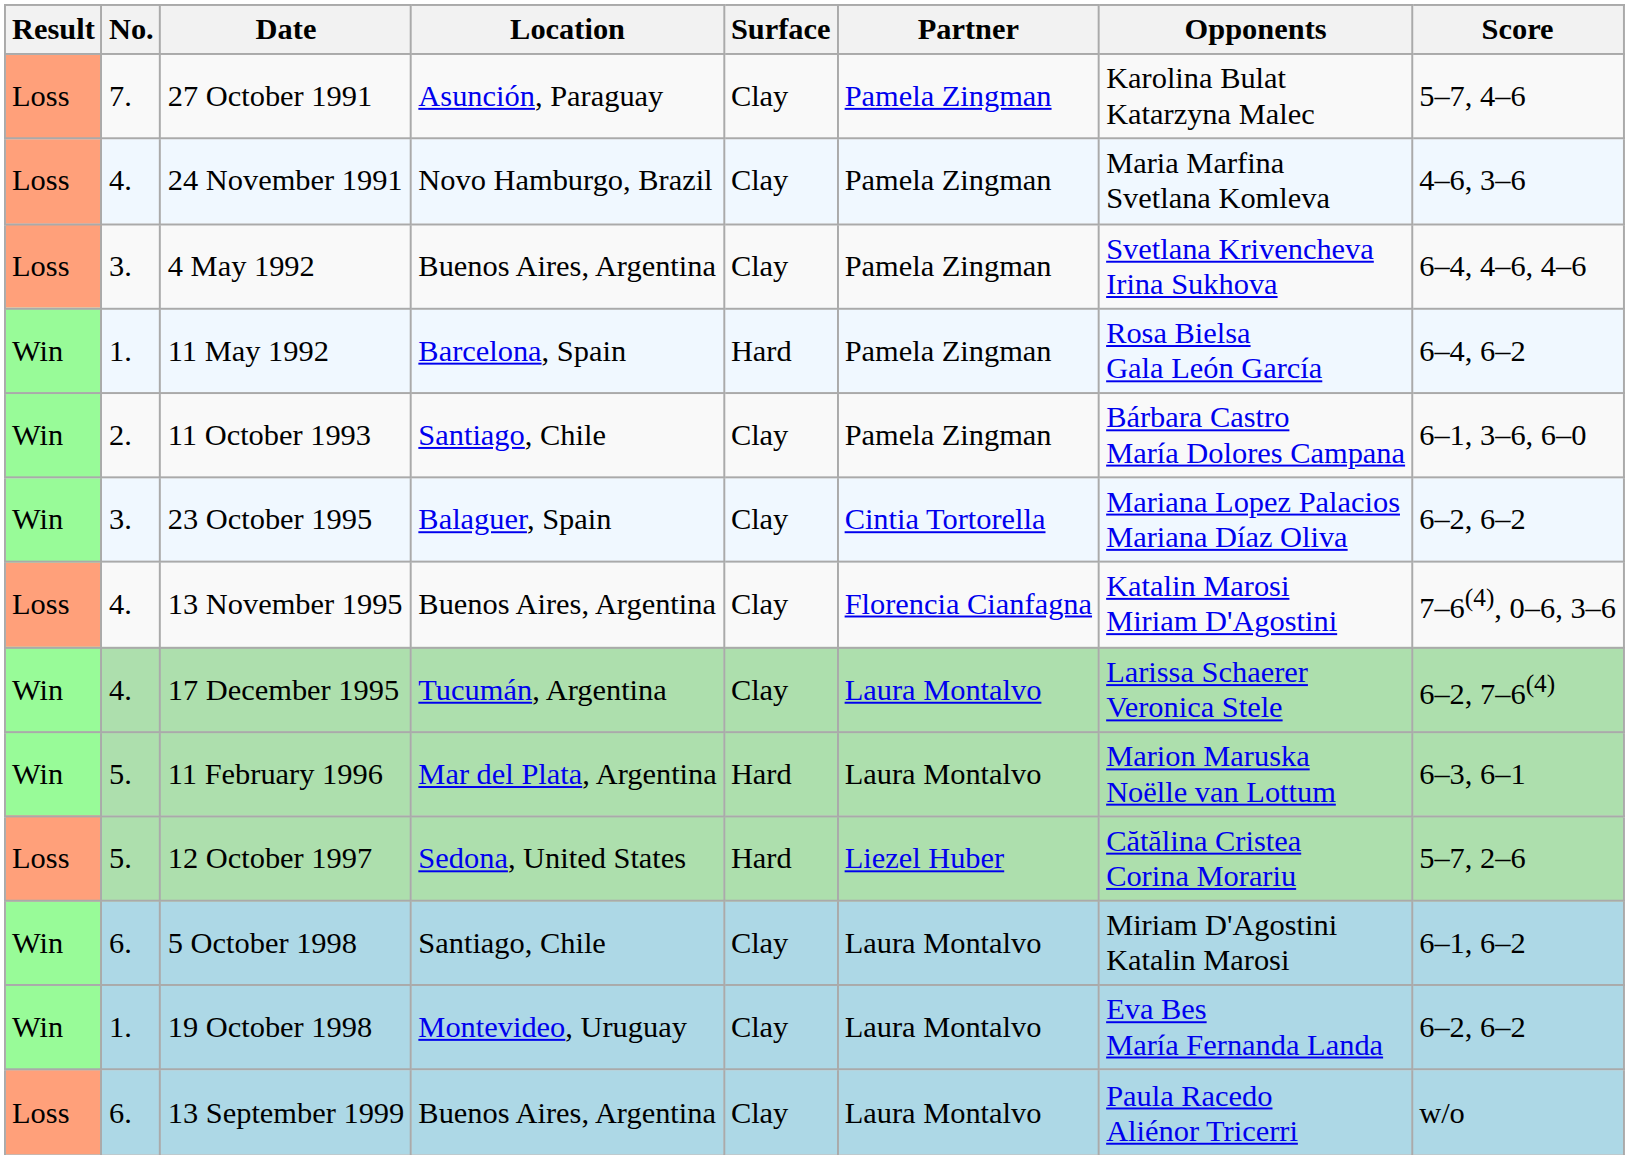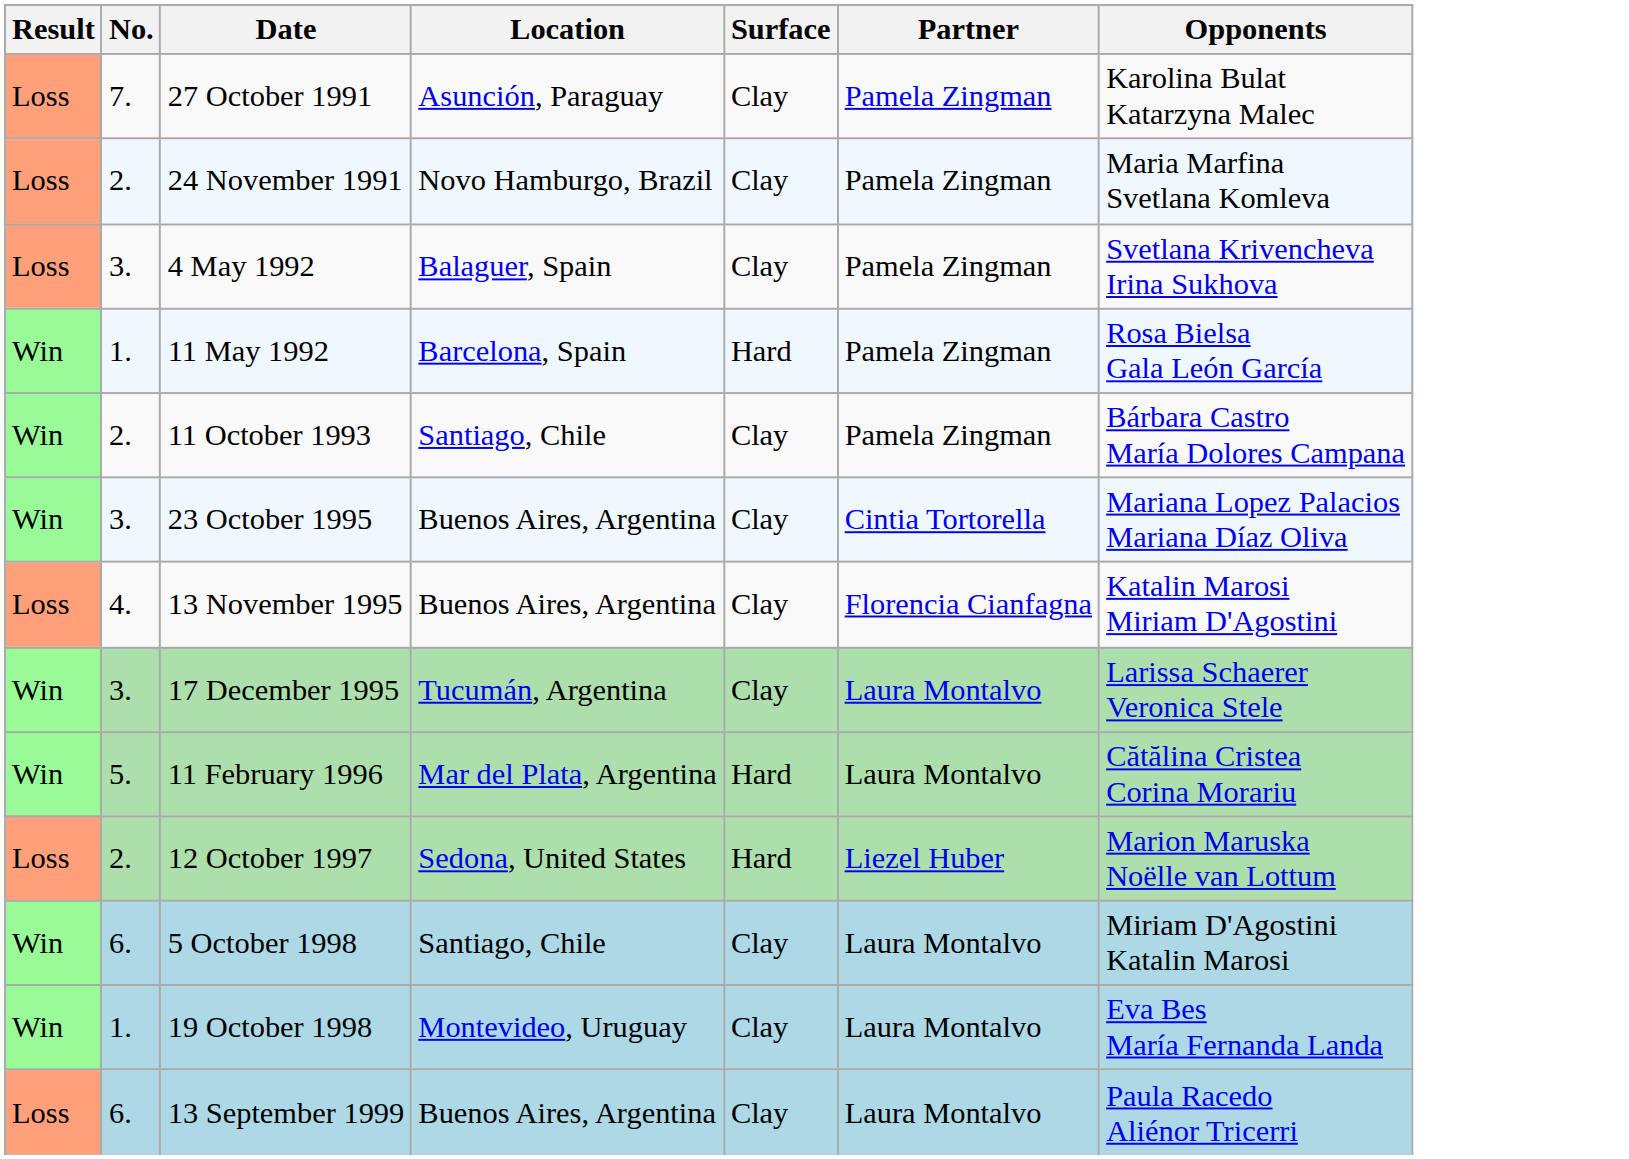- column: (1518, 28)
(120, 180) 4. -> (120, 180) 2.
(567, 265) Buenos Aires, Argentina -> (515, 265) Balaguer, Spain
(515, 518) Balaguer, Spain -> (567, 518) Buenos Aires, Argentina
(120, 688) 4. -> (120, 688) 3.
(1221, 772) Marion Maruska Noëlle van Lottum -> (1204, 772) Cătălina Cristea Corina Morariu
(120, 857) 5. -> (120, 857) 2.
(1204, 857) Cătălina Cristea Corina Morariu -> (1221, 857) Marion Maruska Noëlle van Lottum
